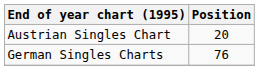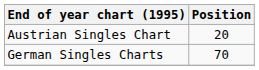(221, 55) 76 -> (221, 55) 70
